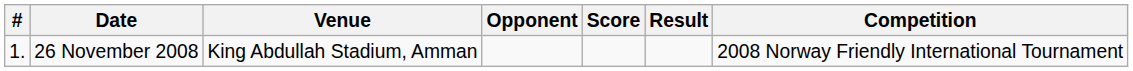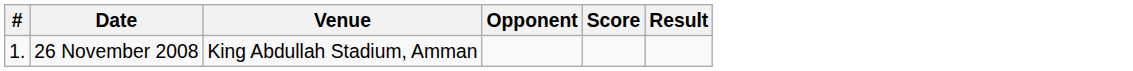- column: (920, 20)
